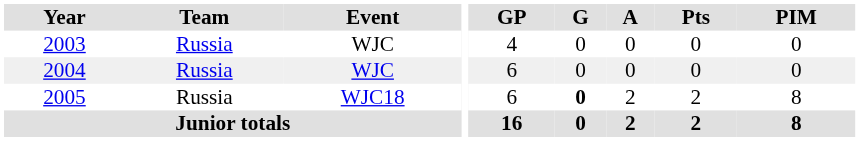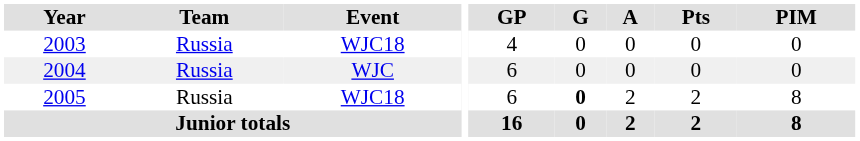(373, 43) WJC -> (373, 43) WJC18
